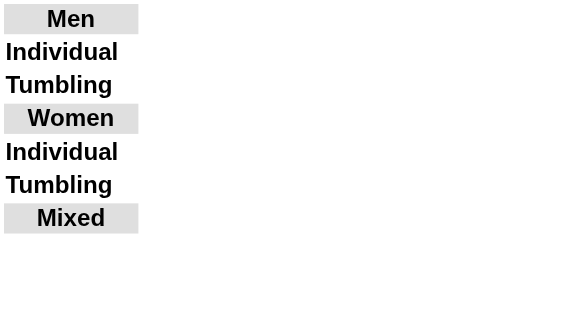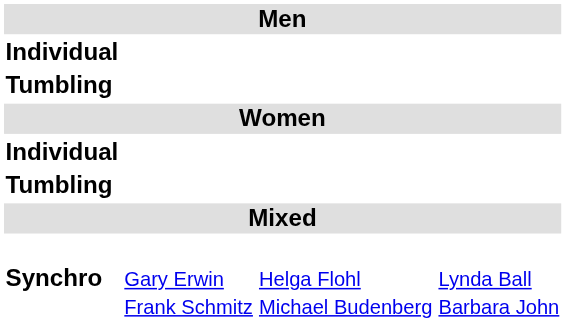+ row: (54, 278)
